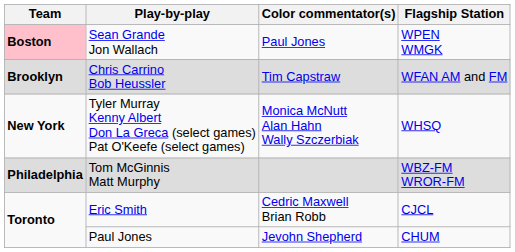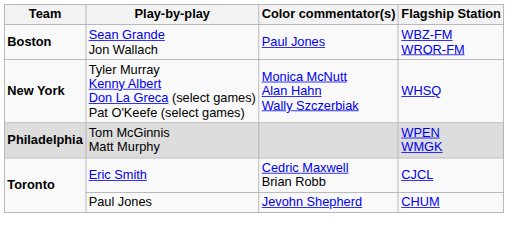(29, 42) pink background -> (29, 42) no background
(422, 42) WPEN WMGK -> (433, 42) WBZ-FM WROR-FM
- row: (127, 76)
(433, 175) WBZ-FM WROR-FM -> (422, 140) WPEN WMGK
